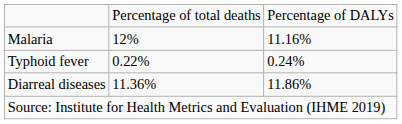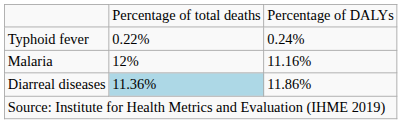rows swapped: (30, 38) <-> (48, 61)
(134, 84) no background -> (134, 84) lightblue background
